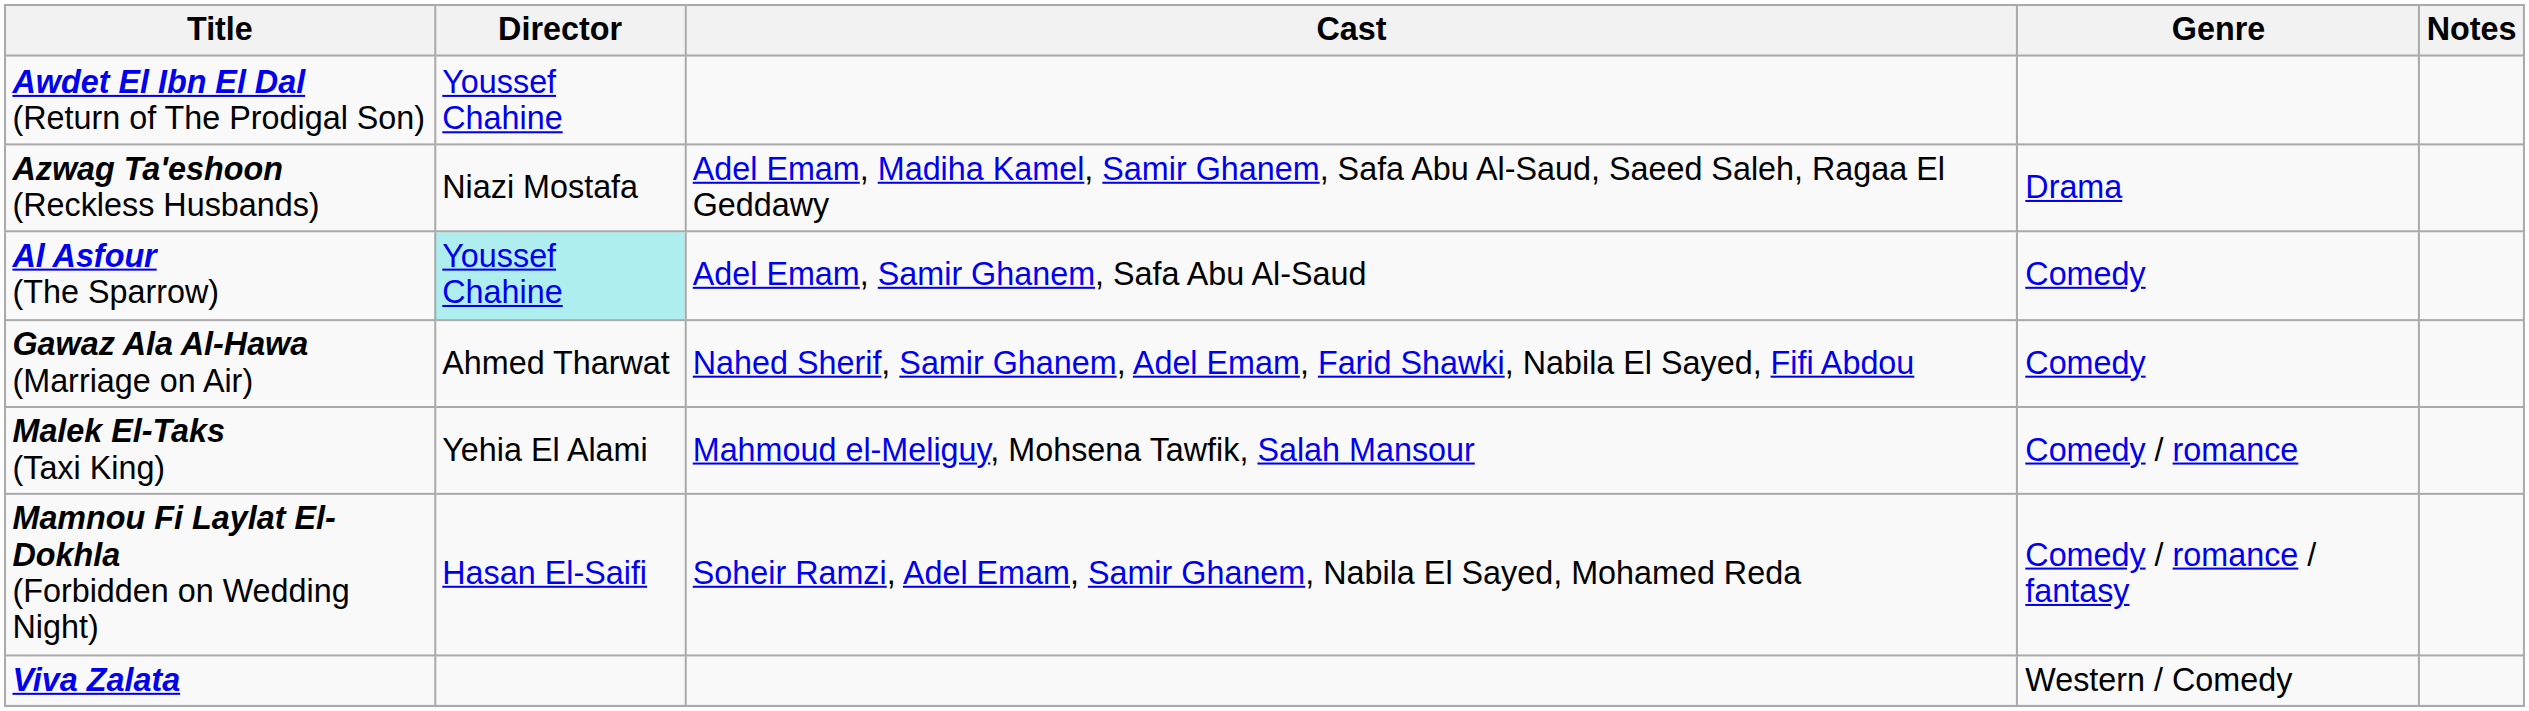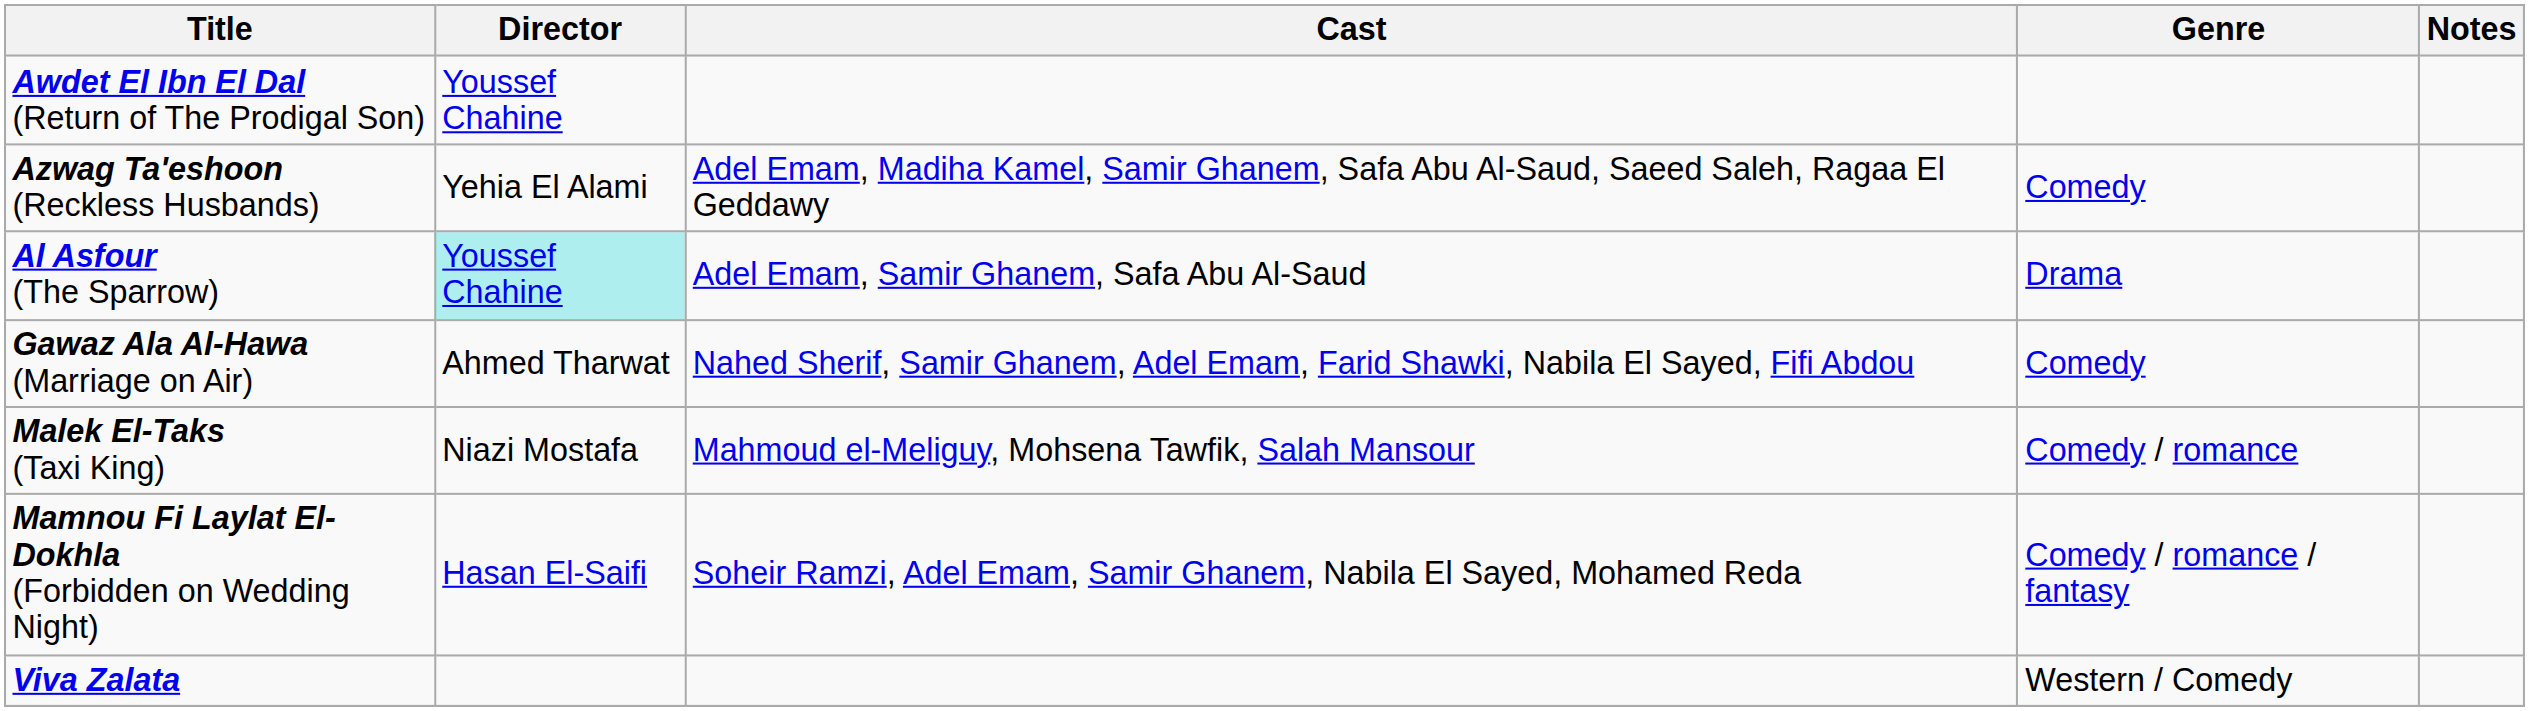(540, 187) Niazi Mostafa -> (545, 187) Yehia El Alami
(2074, 187) Drama -> (2085, 187) Comedy
(2085, 274) Comedy -> (2074, 274) Drama
(545, 450) Yehia El Alami -> (540, 450) Niazi Mostafa
